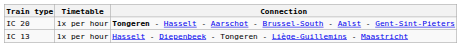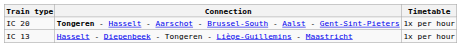columns swapped: (284, 11) <-> (83, 11)
